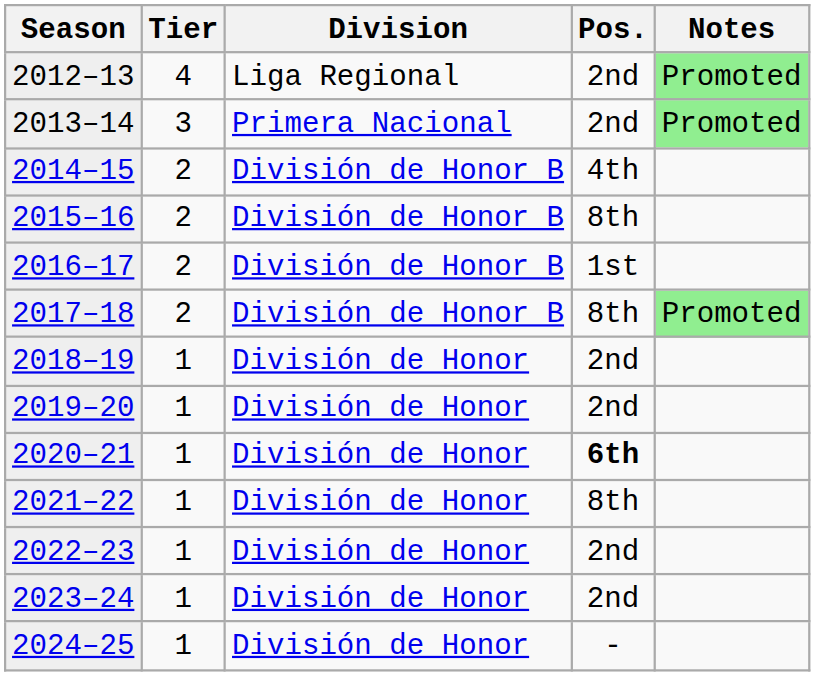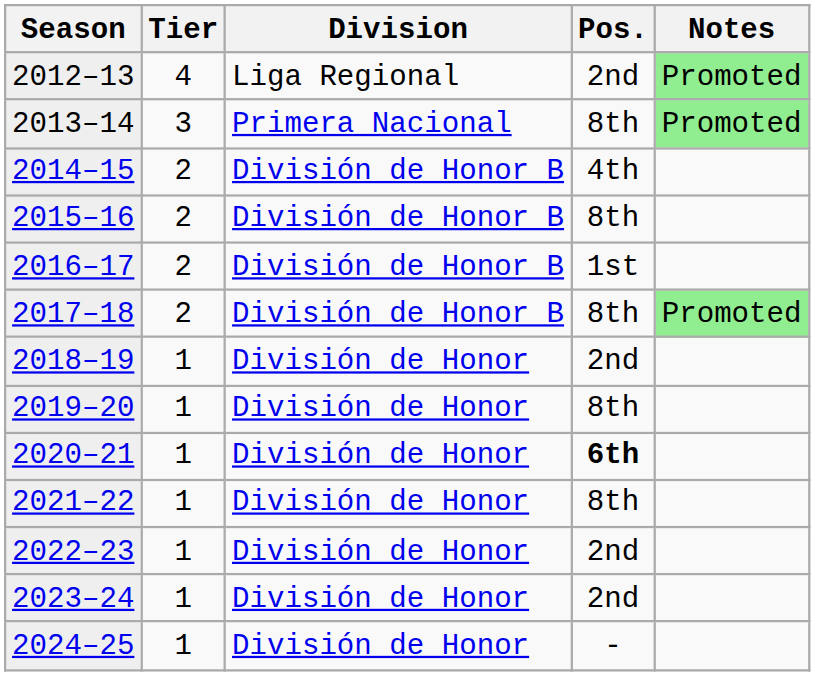(613, 124) 2nd -> (613, 124) 8th
(613, 409) 2nd -> (613, 409) 8th
